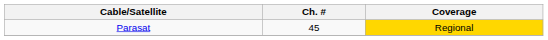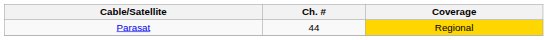(314, 27) 45 -> (314, 27) 44
